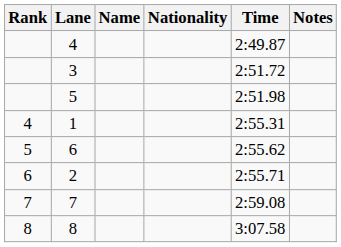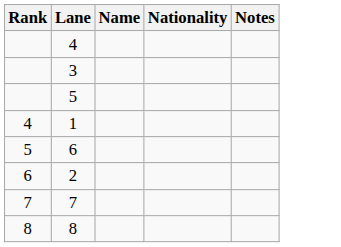- column: (260, 17)
